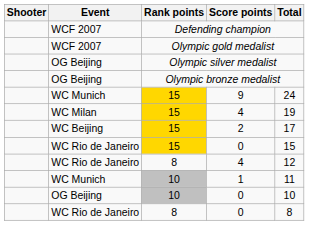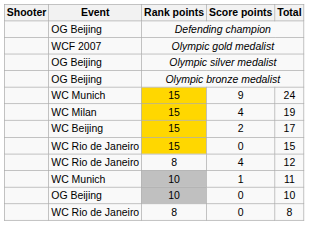(76, 29) WCF 2007 -> (77, 29) OG Beijing
